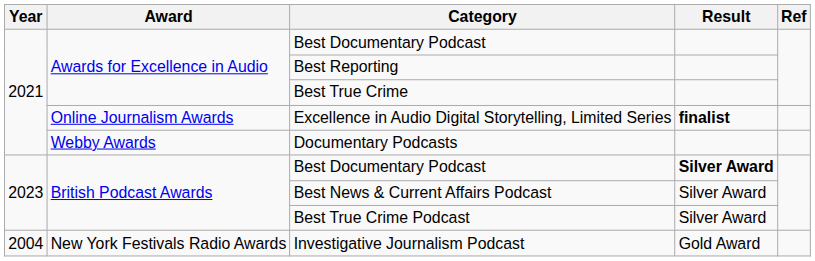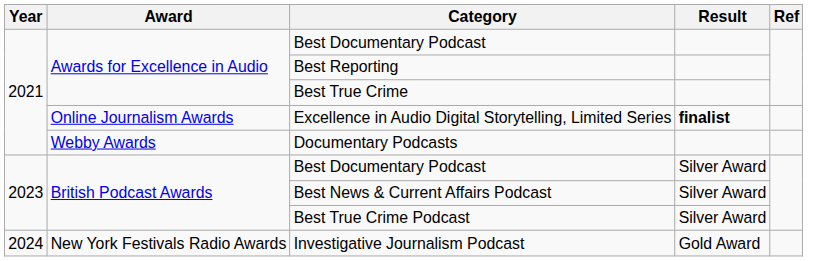(726, 167) bold -> (723, 167) normal
(26, 243) 2004 -> (26, 243) 2024
